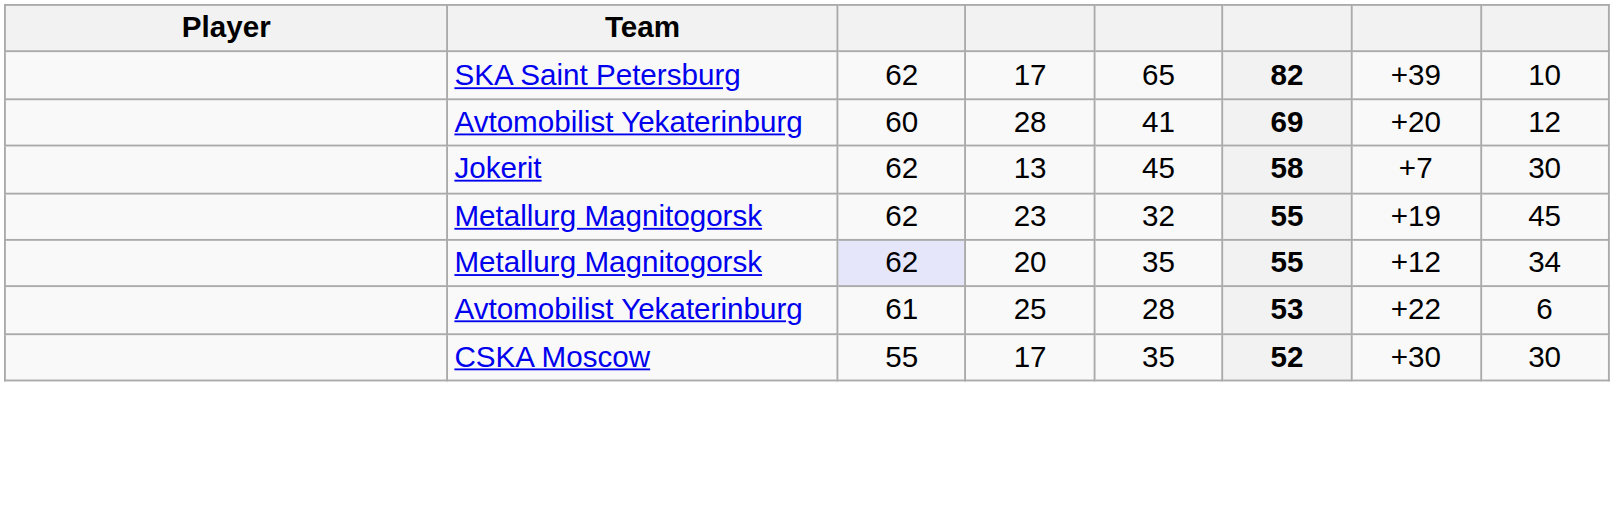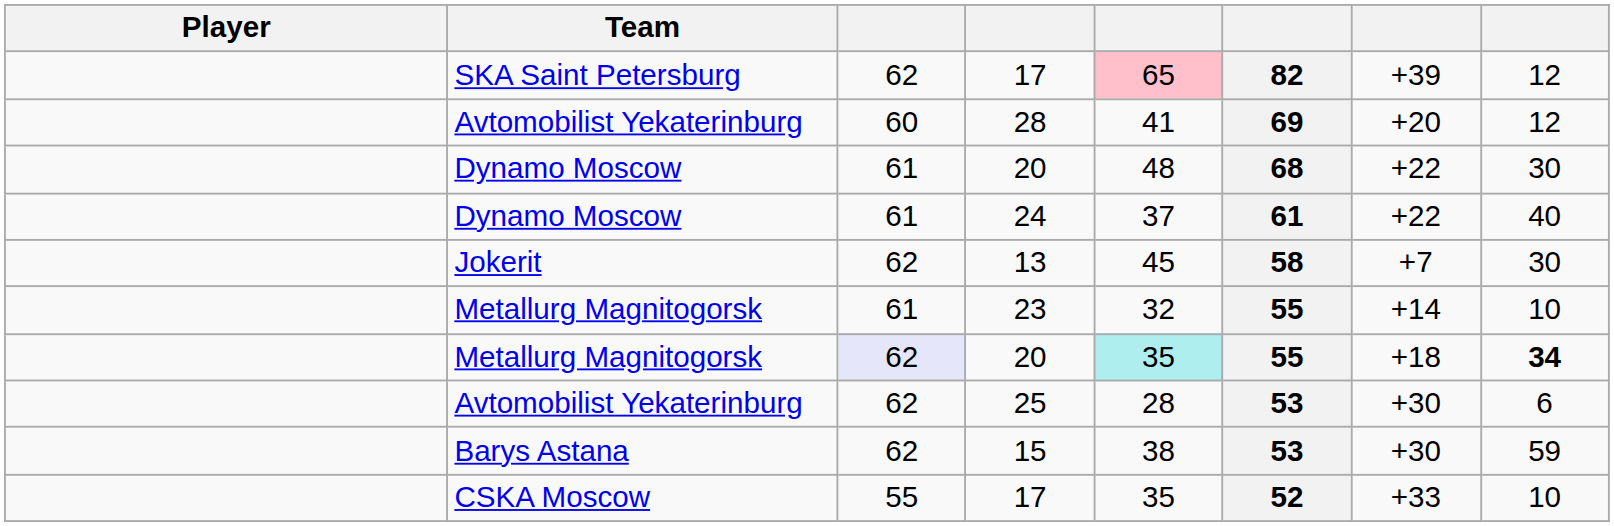(1159, 74) no background -> (1159, 74) pink background
(1545, 74) 10 -> (1545, 74) 12
+ row: (568, 168)
+ row: (568, 215)
(902, 215) 62 -> (902, 309) 61
(1416, 215) +19 -> (1416, 309) +14
(1545, 215) 45 -> (1545, 309) 10
(1159, 262) no background -> (1159, 356) paleturquoise background
(1416, 262) +12 -> (1416, 356) +18
(1545, 262) normal -> (1545, 356) bold
(902, 309) 61 -> (902, 403) 62
(1416, 309) +22 -> (1416, 403) +30
+ row: (542, 450)
(1416, 356) +30 -> (1416, 497) +33
(1545, 356) 30 -> (1545, 497) 10
